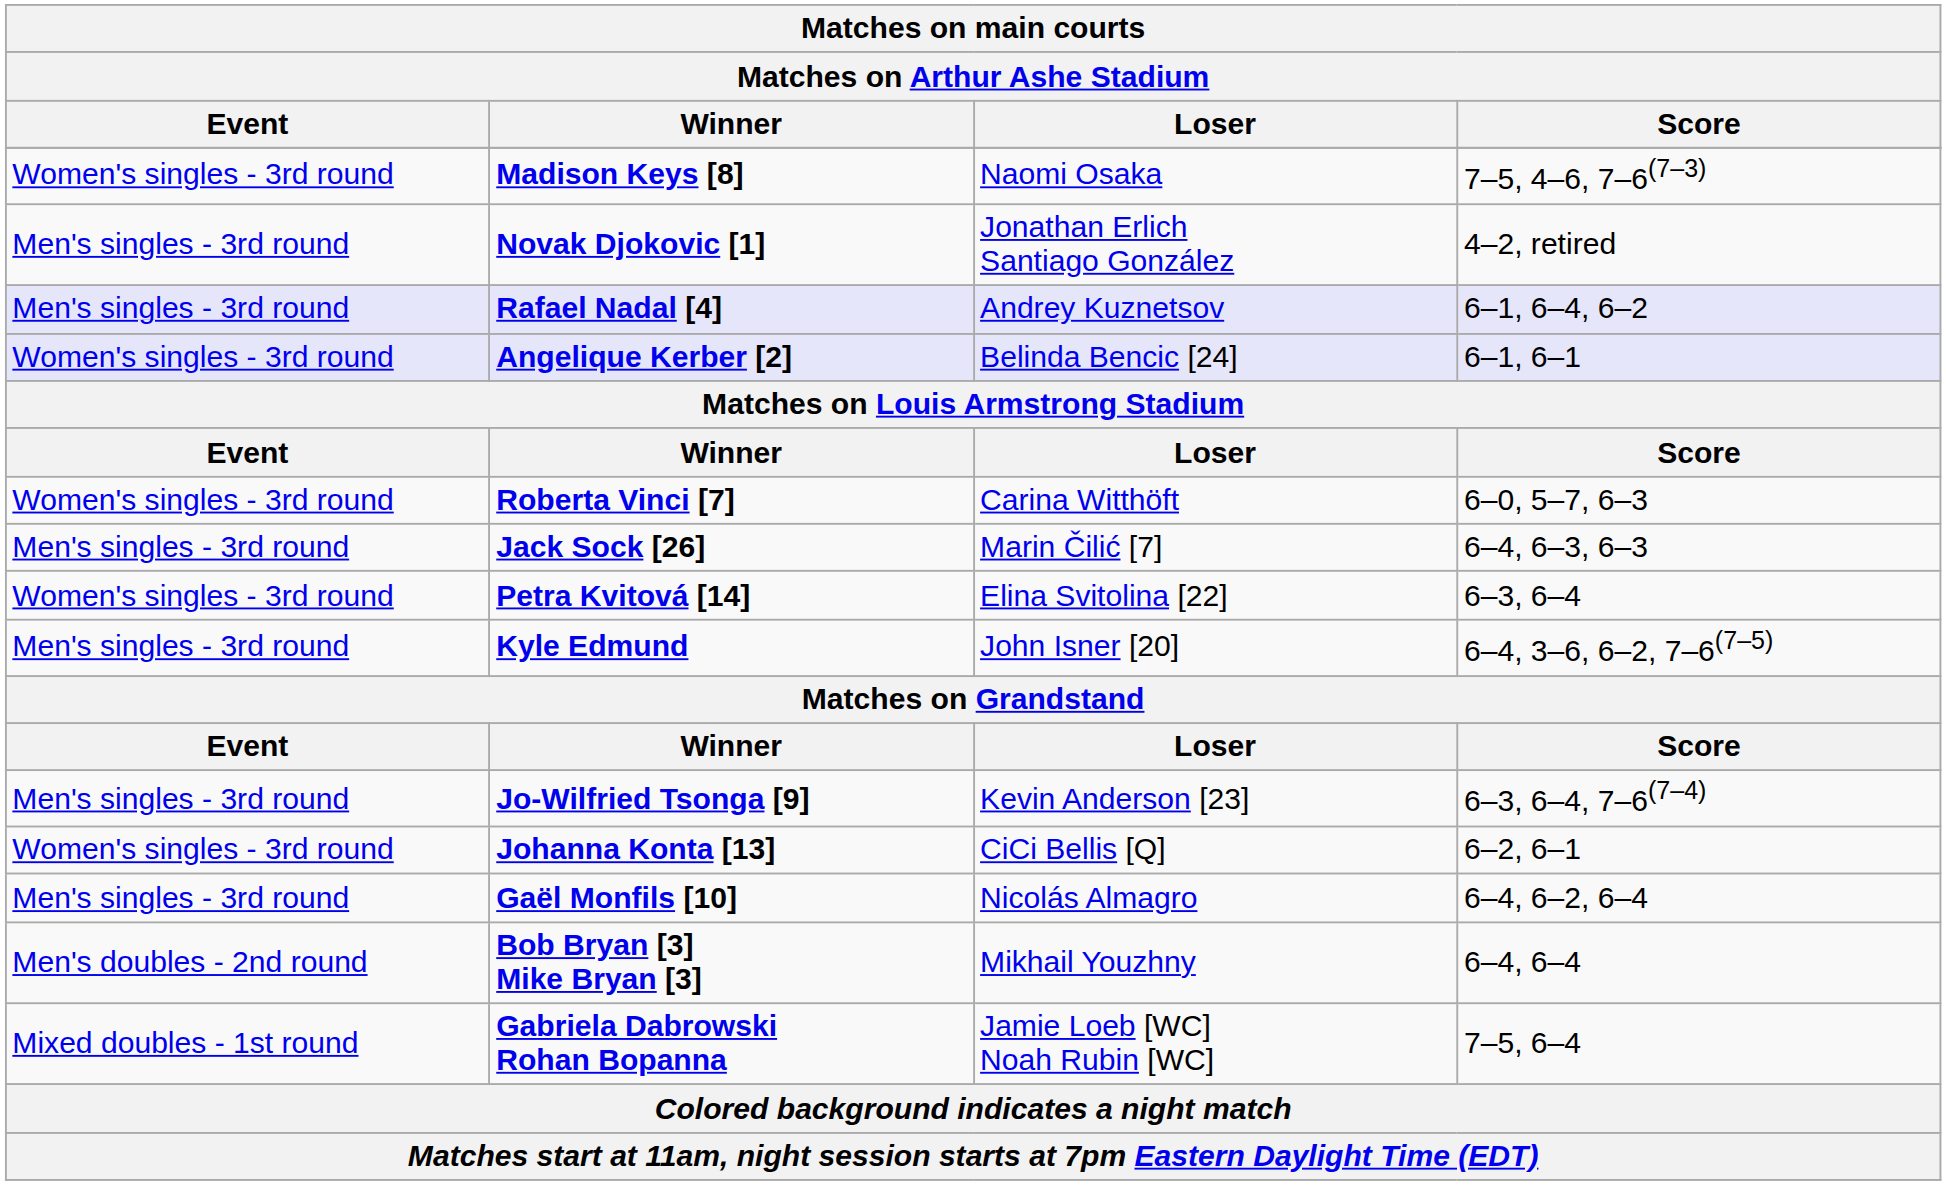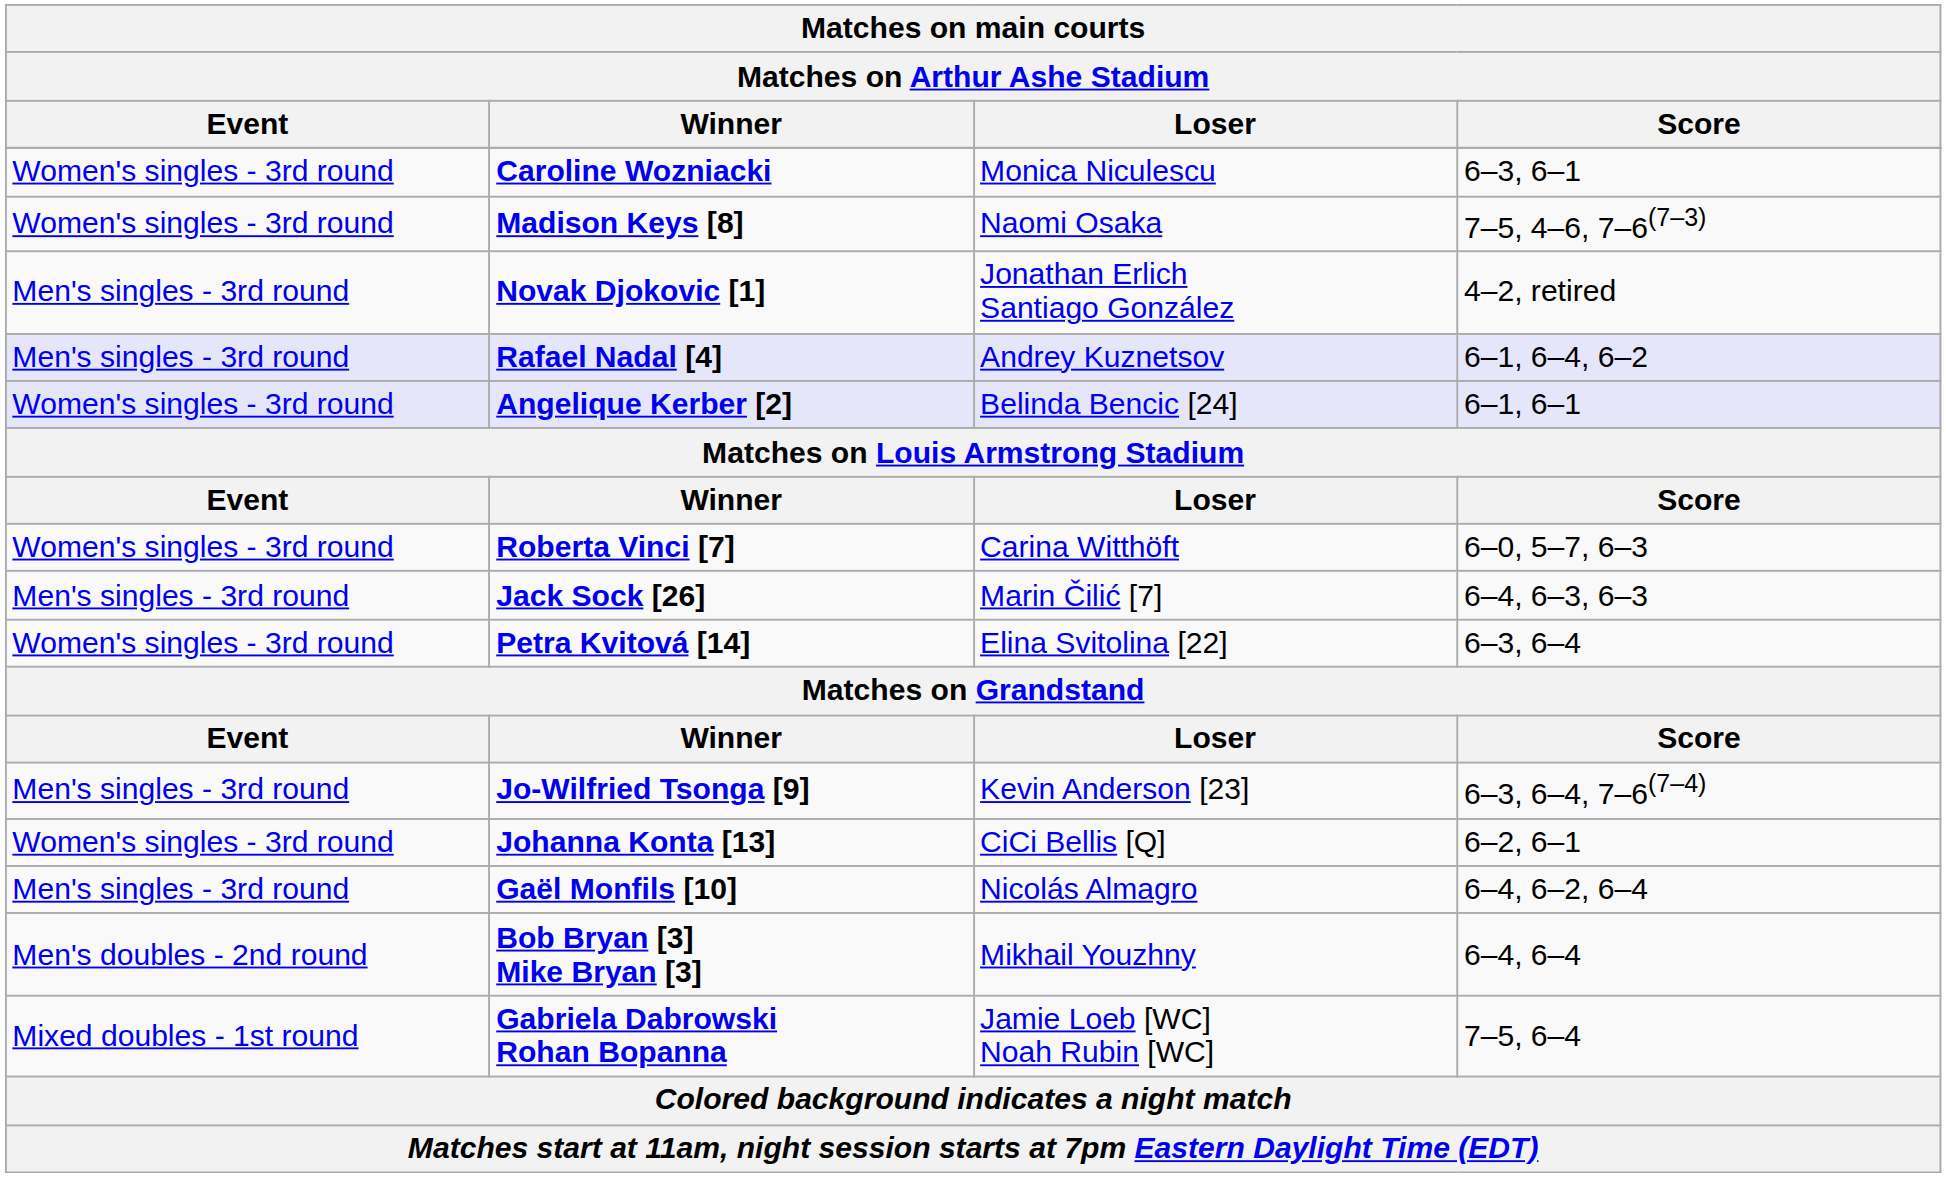+ row: (634, 171)
- row: (592, 646)
